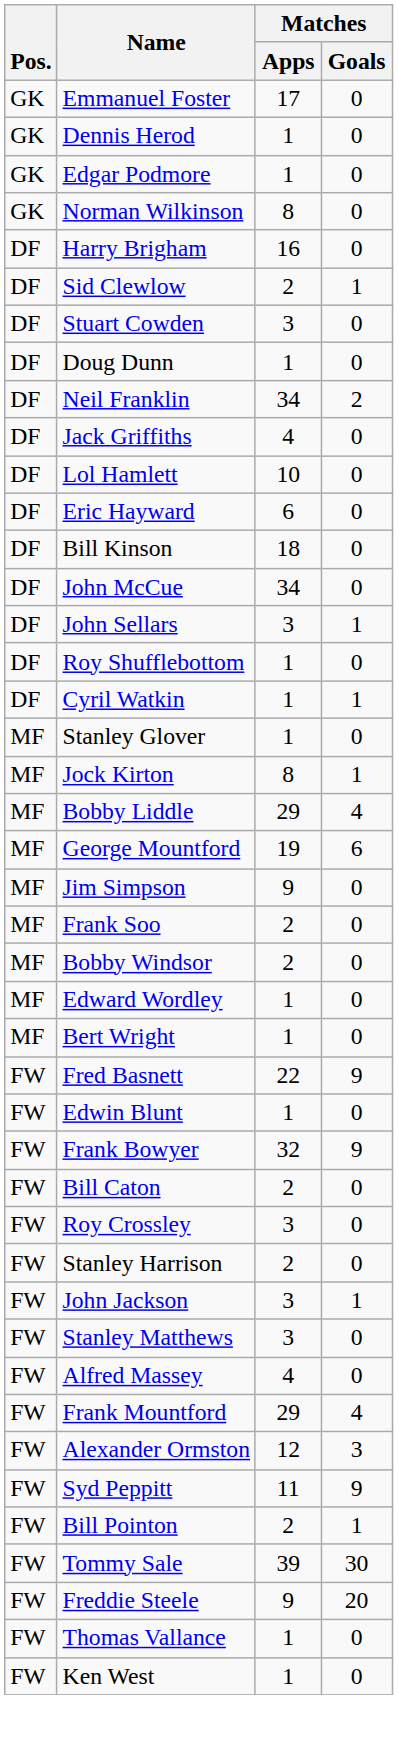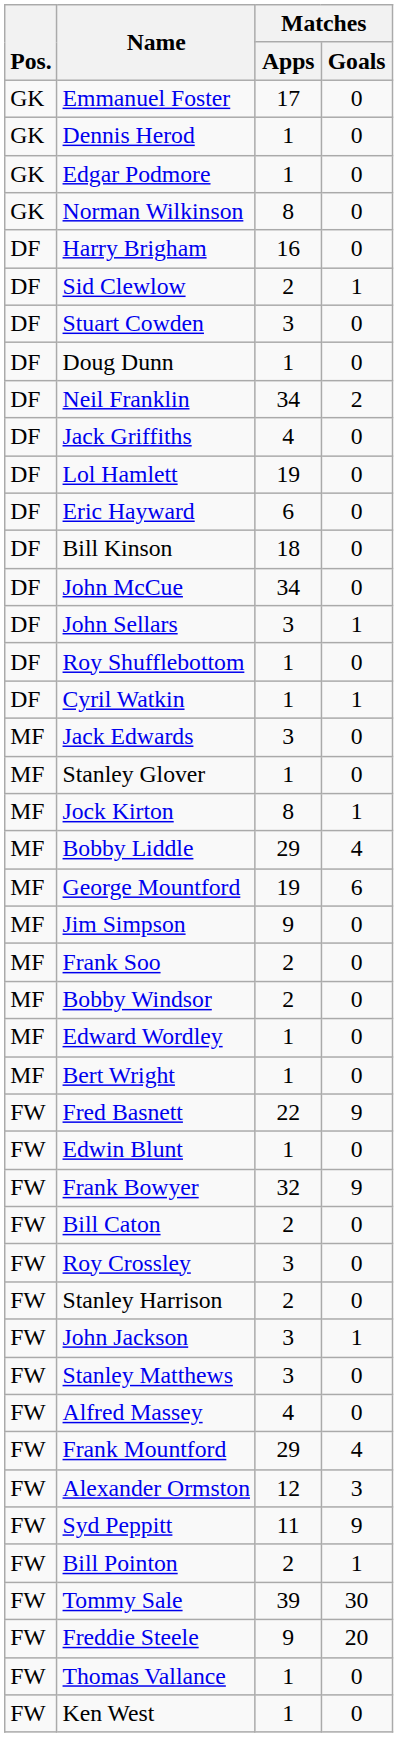(288, 473) 10 -> (288, 473) 19
+ row: (128, 736)
